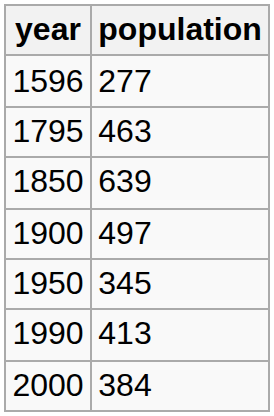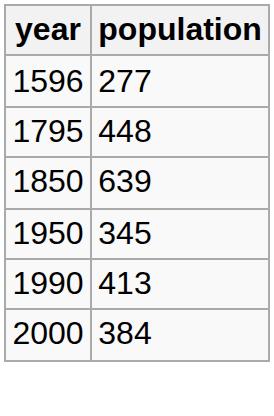(125, 131) 463 -> (125, 131) 448
- row: (48, 232)
